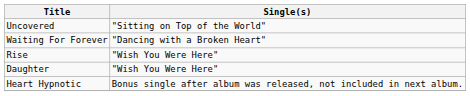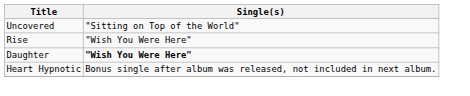- row: (57, 40)
(165, 69) normal -> (138, 55) bold
